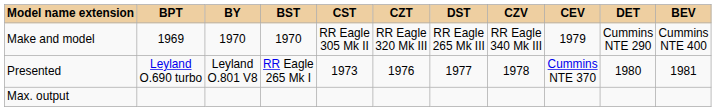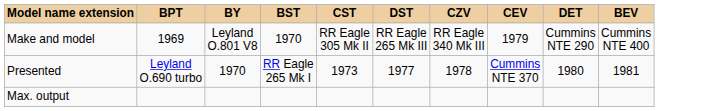- column: (401, 13)
(233, 39) 1970 -> (233, 39) Leyland O.801 V8
(233, 71) Leyland O.801 V8 -> (233, 71) 1970
